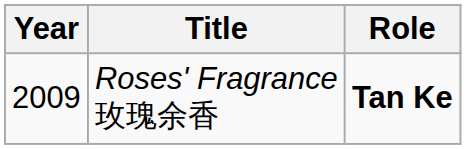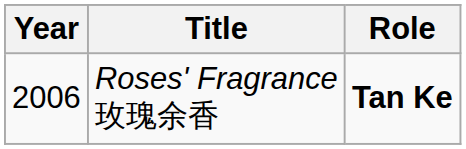(46, 98) 2009 -> (46, 98) 2006
